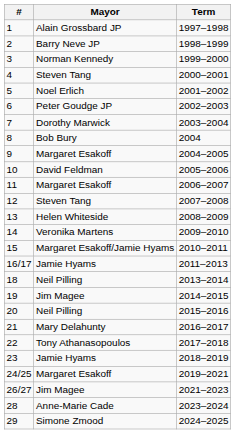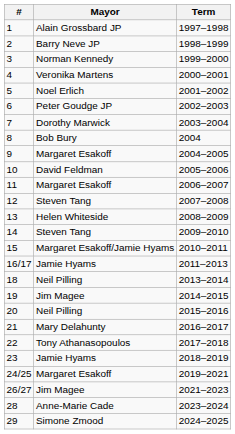(63, 75) Steven Tang -> (75, 75) Veronika Martens
(75, 232) Veronika Martens -> (63, 232) Steven Tang
